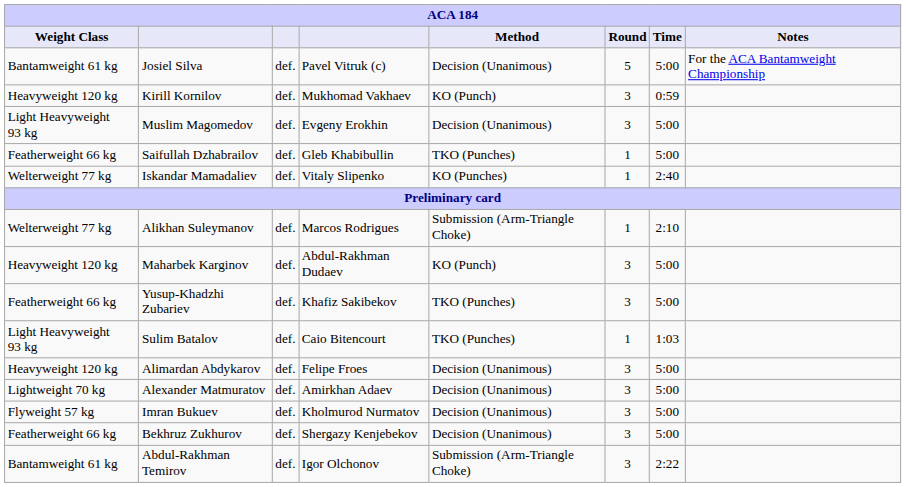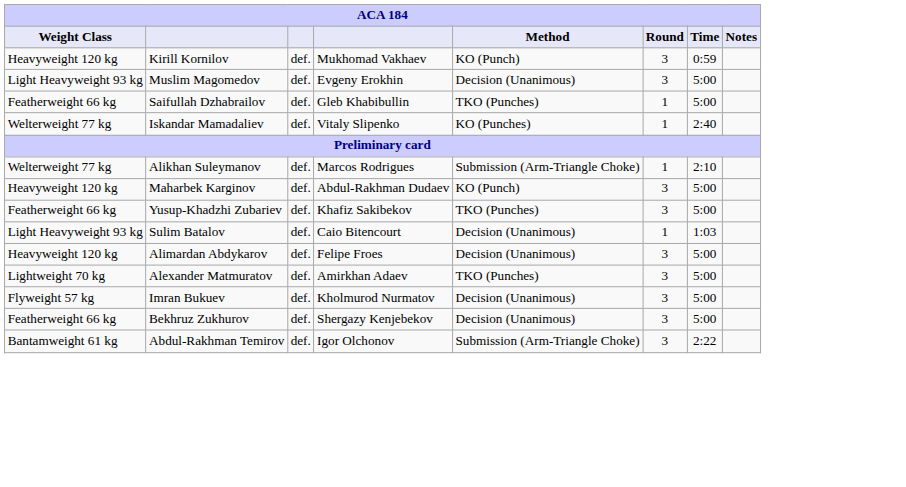- row: (172, 66)
(473, 339) TKO (Punches) -> (515, 232) Decision (Unanimous)
(492, 390) Decision (Unanimous) -> (497, 275) TKO (Punches)
